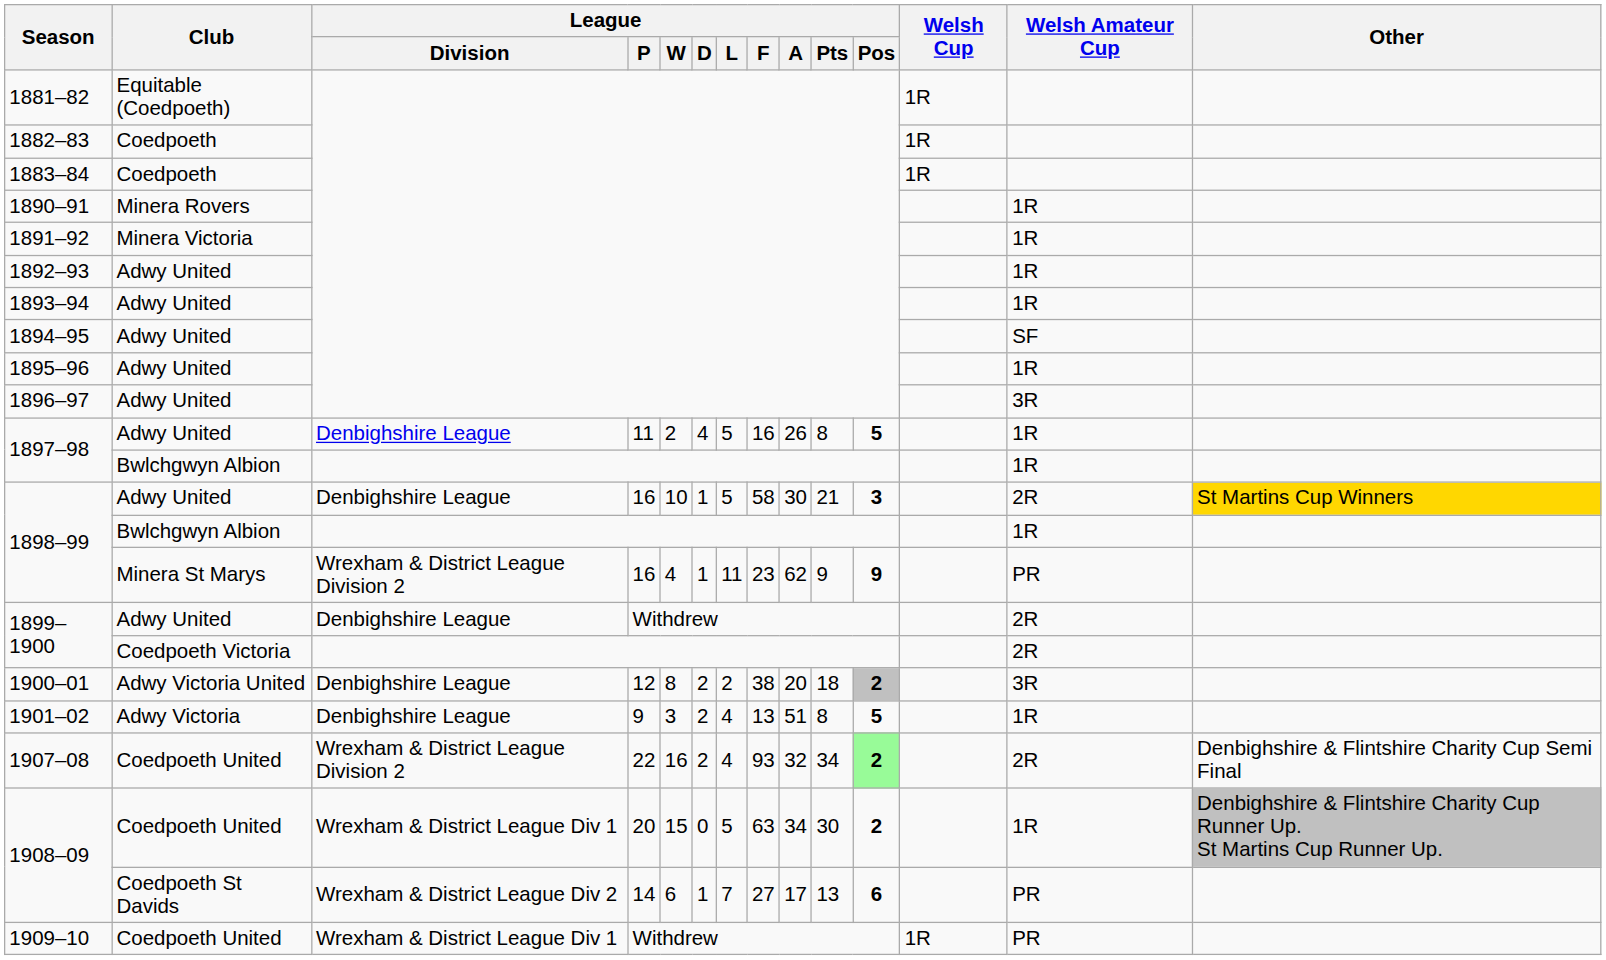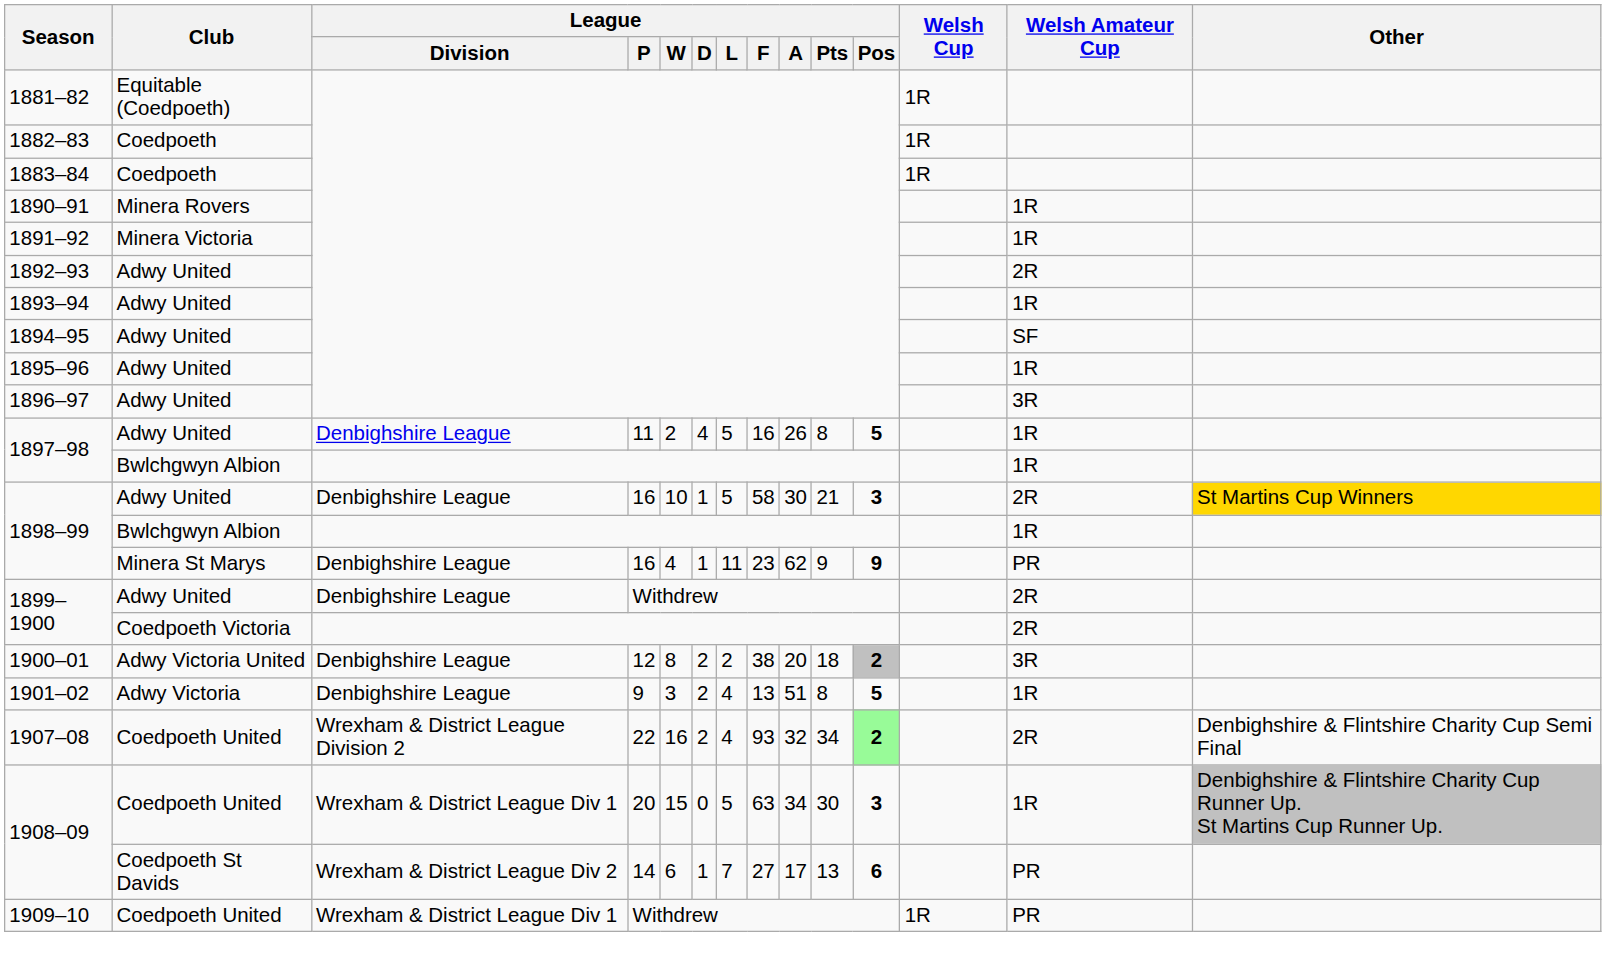(1025, 271) 1R -> (1025, 271) 2R
(440, 574) Wrexham & District League Division 2 -> (413, 563) Denbighshire League
(876, 827) 2 -> (876, 804) 3
